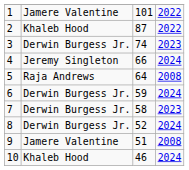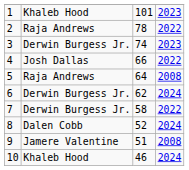(71, 12) Jamere Valentine -> (56, 12) Khaleb Hood
(170, 12) 2022 -> (170, 12) 2023
(56, 29) Khaleb Hood -> (59, 29) Raja Andrews
(141, 29) 87 -> (141, 29) 78
(71, 61) Jeremy Singleton -> (56, 61) Josh Dallas
(170, 61) 2024 -> (170, 61) 2022
(141, 93) 59 -> (141, 93) 62
(170, 109) 2023 -> (170, 109) 2022
(77, 125) Derwin Burgess Jr. -> (53, 125) Dalen Cobb
